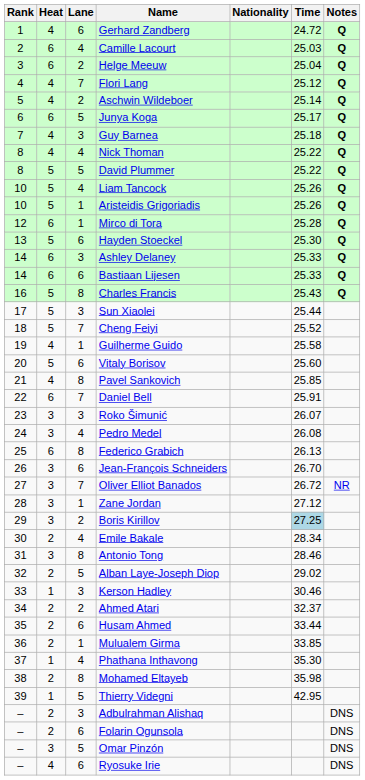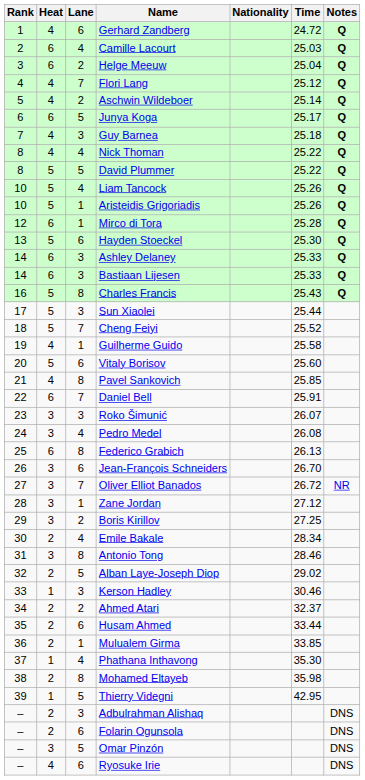(81, 275) 6 -> (81, 275) 3
(308, 521) lightblue background -> (308, 521) no background
